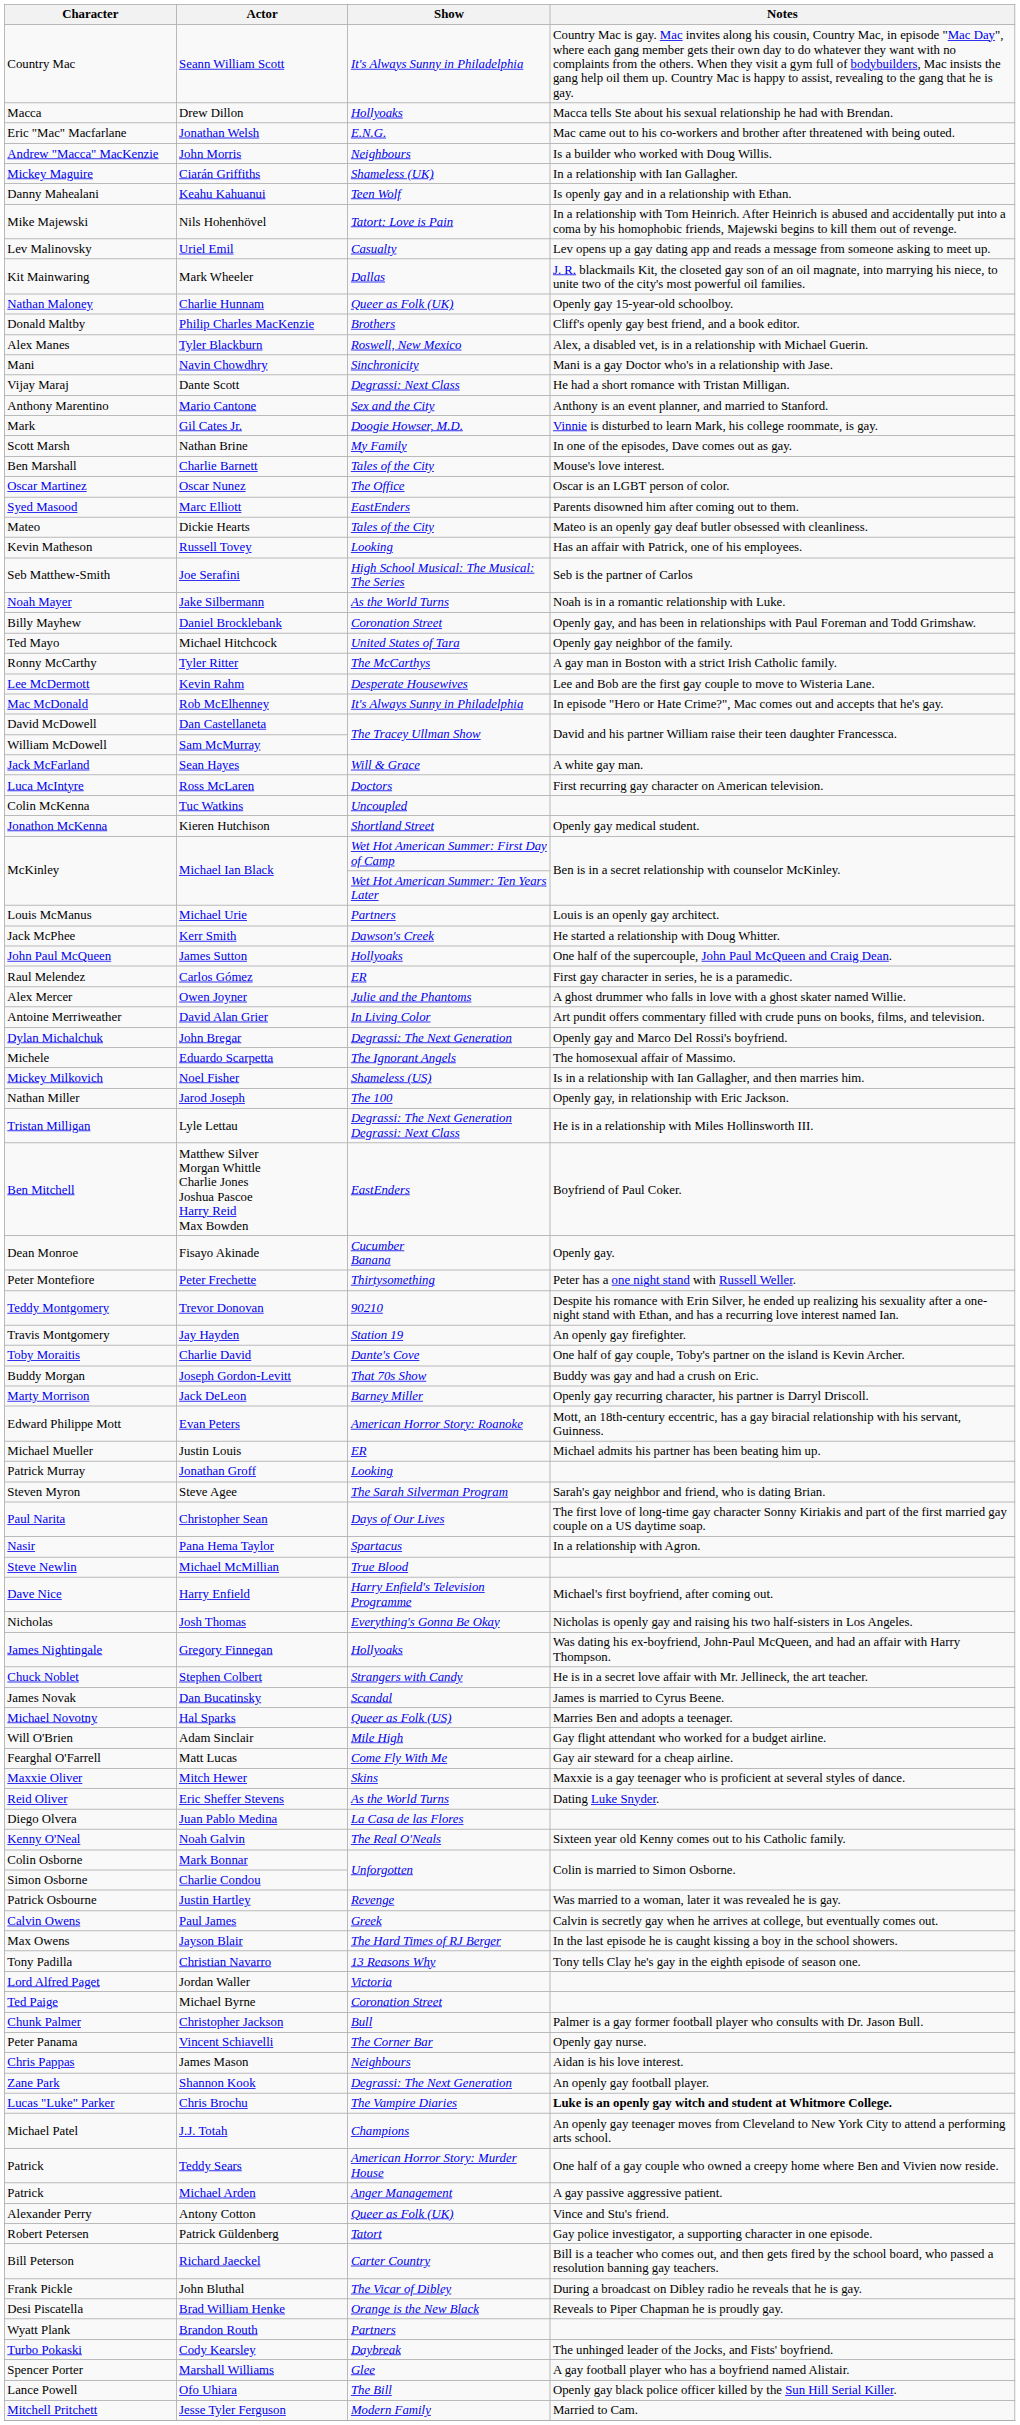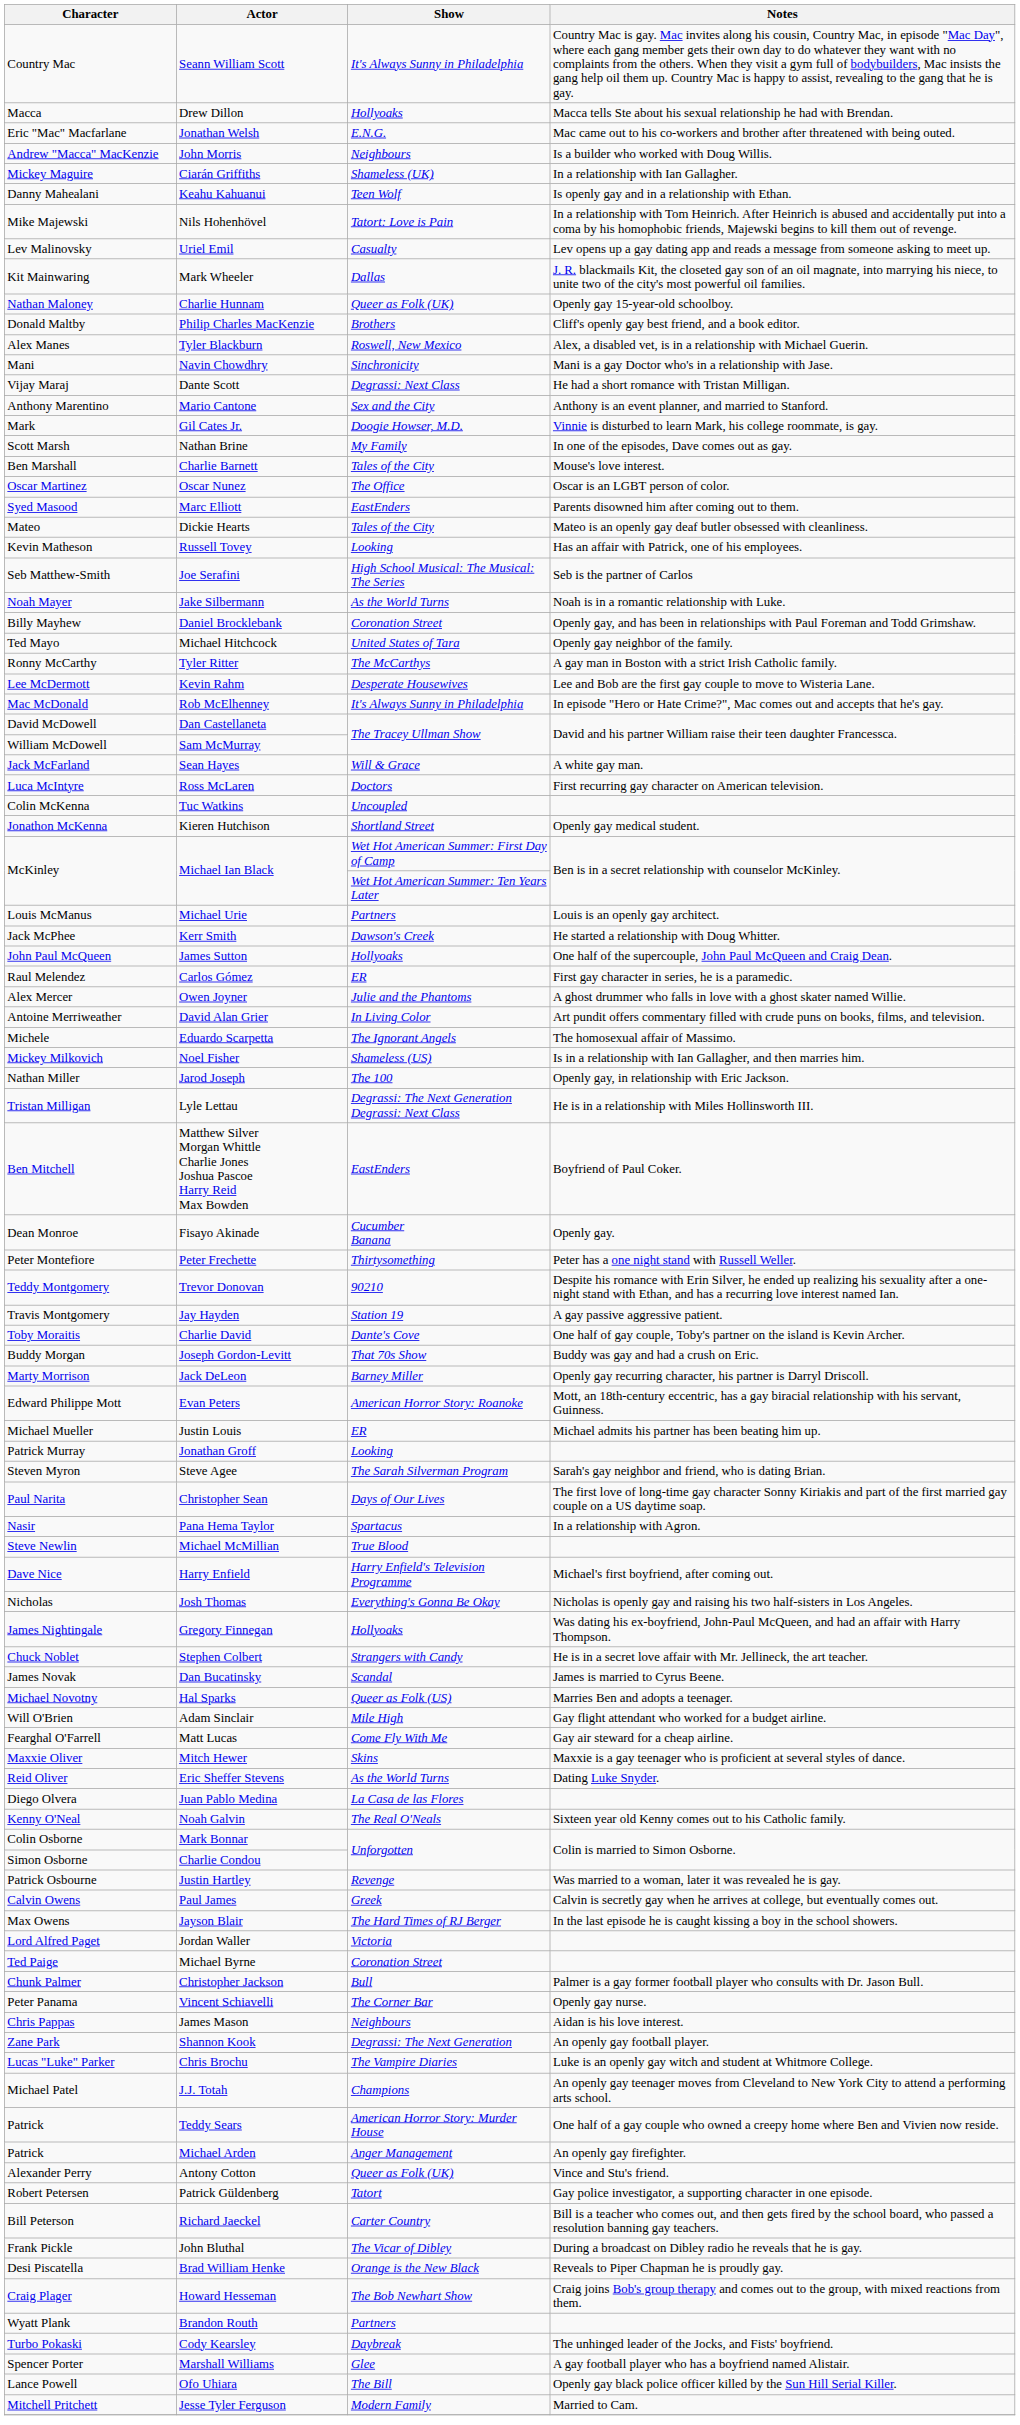- row: (210, 1037)
(619, 1335) An openly gay firefighter. -> (638, 1315) A gay passive aggressive patient.
- row: (225, 1961)
(723, 2103) bold -> (713, 2062) normal
(638, 2193) A gay passive aggressive patient. -> (619, 2152) An openly gay firefighter.
+ row: (228, 2295)
